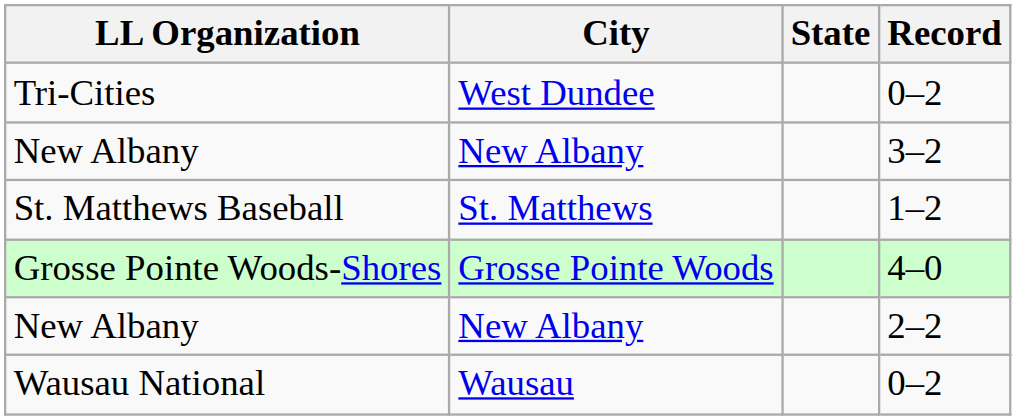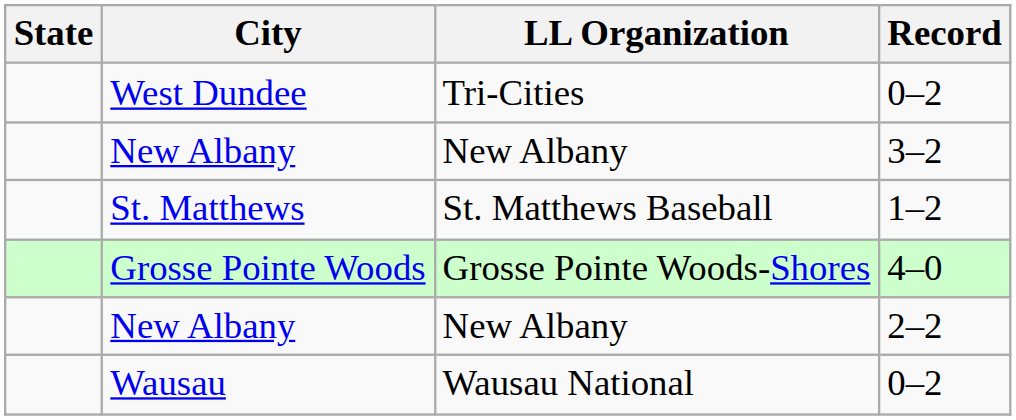columns swapped: (830, 33) <-> (227, 33)
